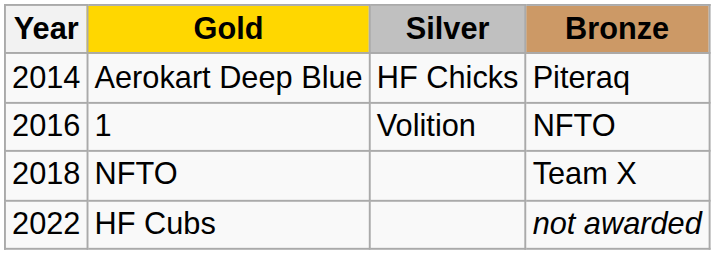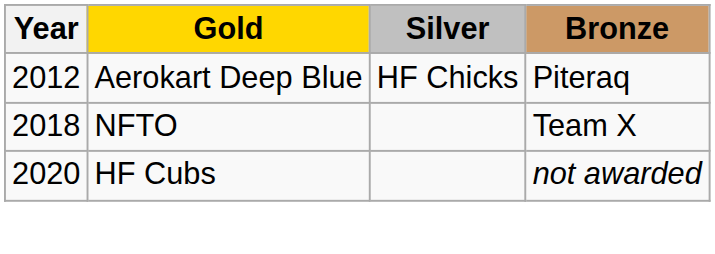(46, 77) 2014 -> (46, 77) 2012
- row: (103, 126)
(46, 223) 2022 -> (46, 175) 2020
